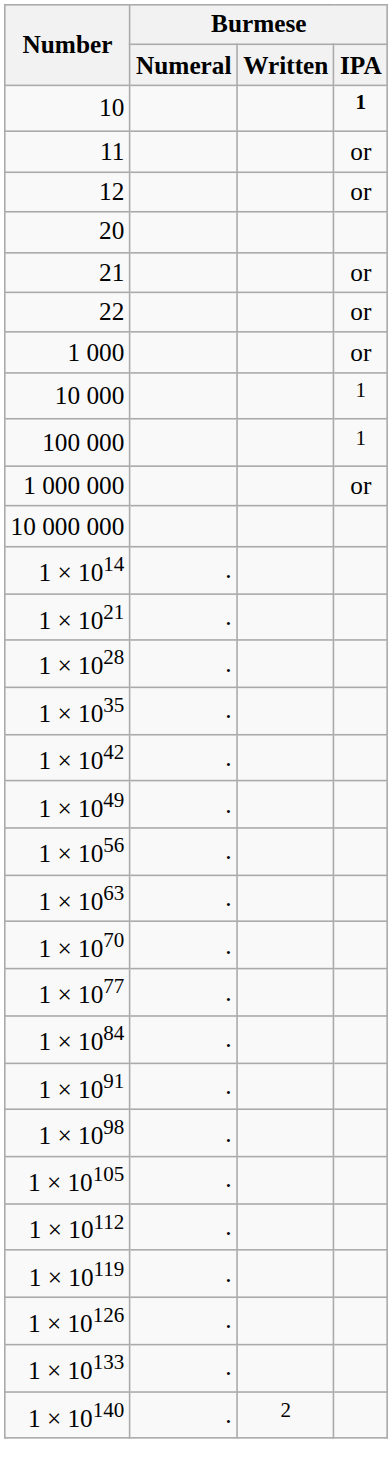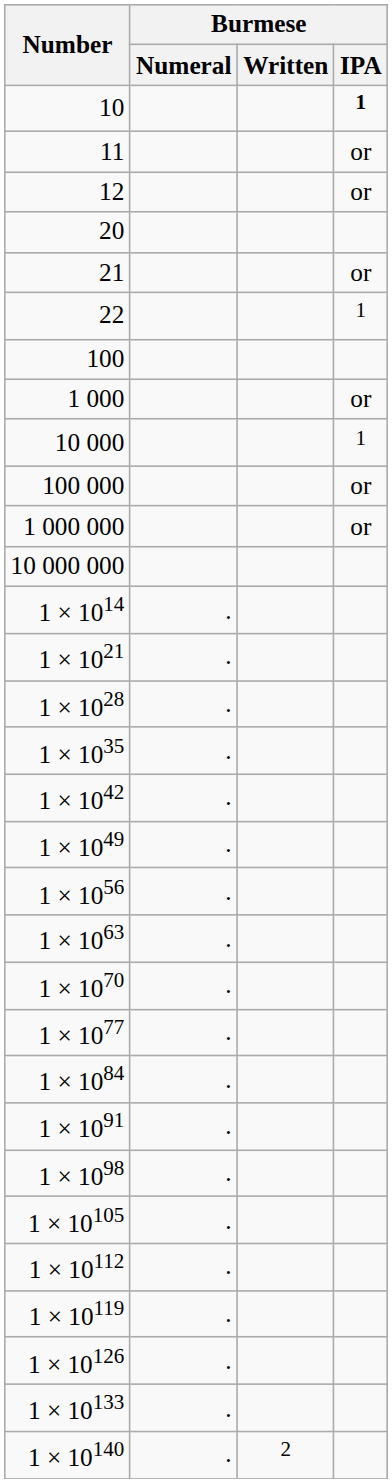(361, 312) or -> (361, 310) 1
+ row: (105, 358)
(361, 437) 1 -> (361, 486) or
